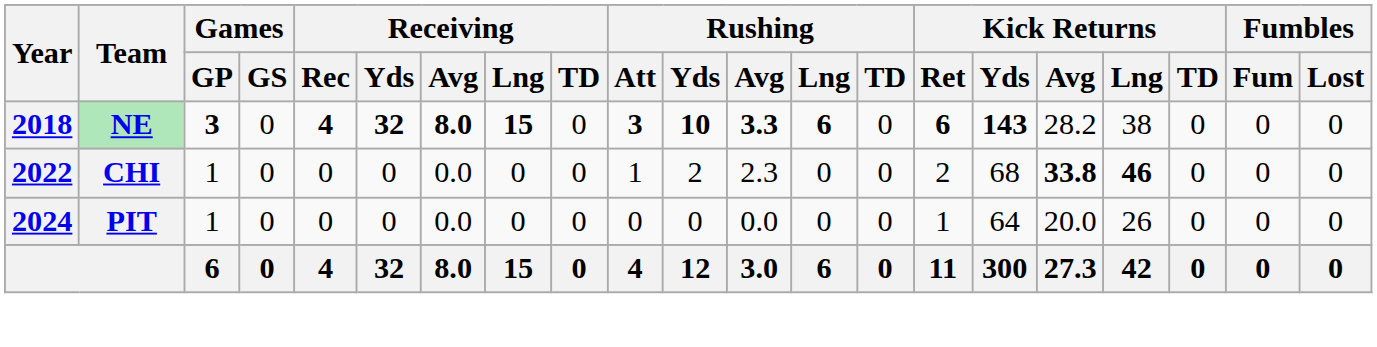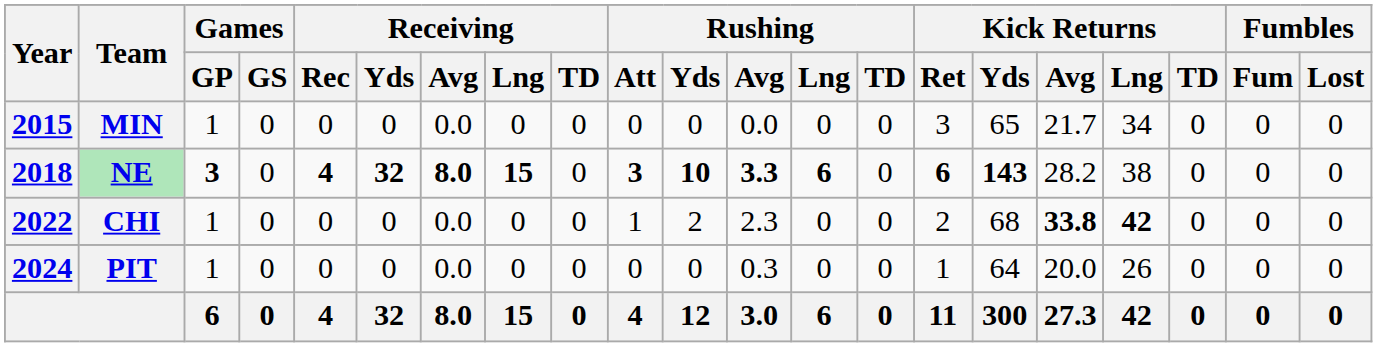+ row: (132, 124)
(1137, 172) 46 -> (1137, 220) 42
(759, 220) 0.0 -> (759, 268) 0.3
